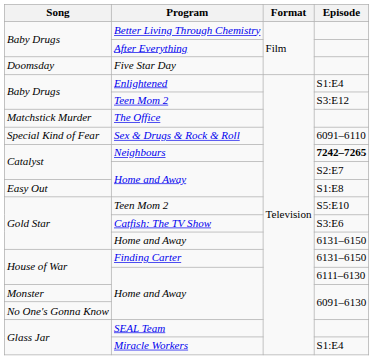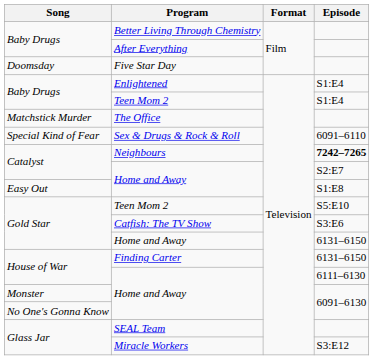(333, 100) S3:E12 -> (330, 100) S1:E4
(330, 345) S1:E4 -> (333, 345) S3:E12
